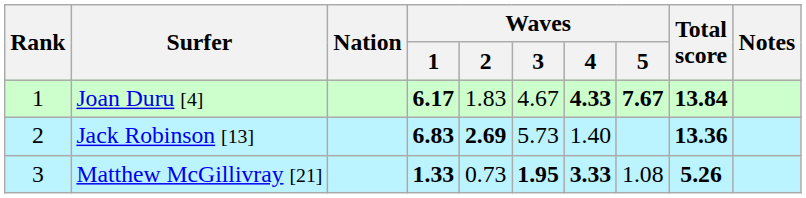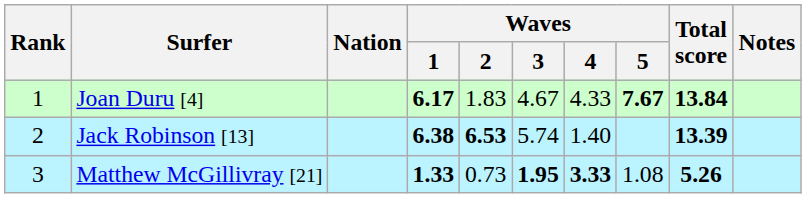(590, 98) bold -> (590, 98) normal
(433, 135) 6.83 -> (433, 135) 6.38
(486, 135) 2.69 -> (486, 135) 6.53
(538, 135) 5.73 -> (538, 135) 5.74
(701, 135) 13.36 -> (701, 135) 13.39
